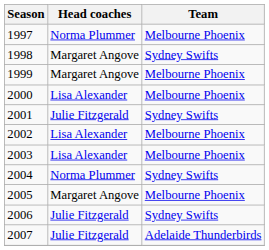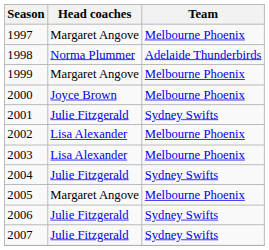(93, 34) Norma Plummer -> (95, 34) Margaret Angove
(95, 54) Margaret Angove -> (93, 54) Norma Plummer
(181, 54) Sydney Swifts -> (203, 54) Adelaide Thunderbirds
(89, 94) Lisa Alexander -> (84, 94) Joyce Brown
(93, 174) Norma Plummer -> (90, 174) Julie Fitzgerald
(203, 235) Adelaide Thunderbirds -> (181, 235) Sydney Swifts
